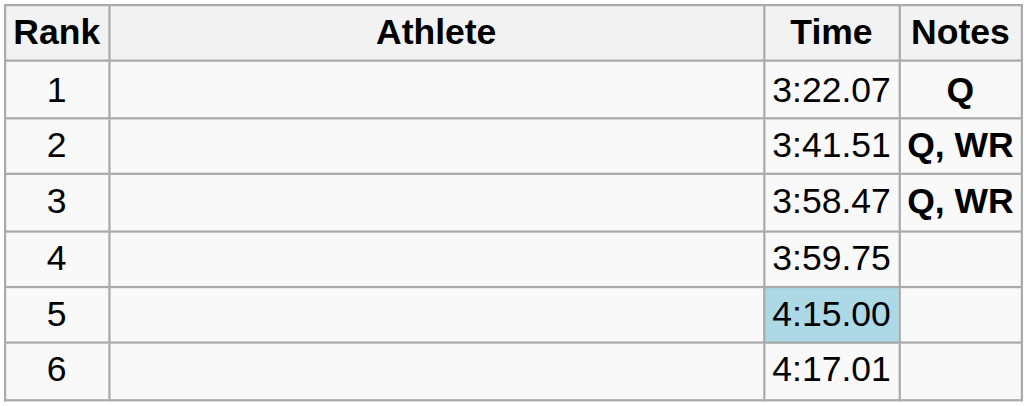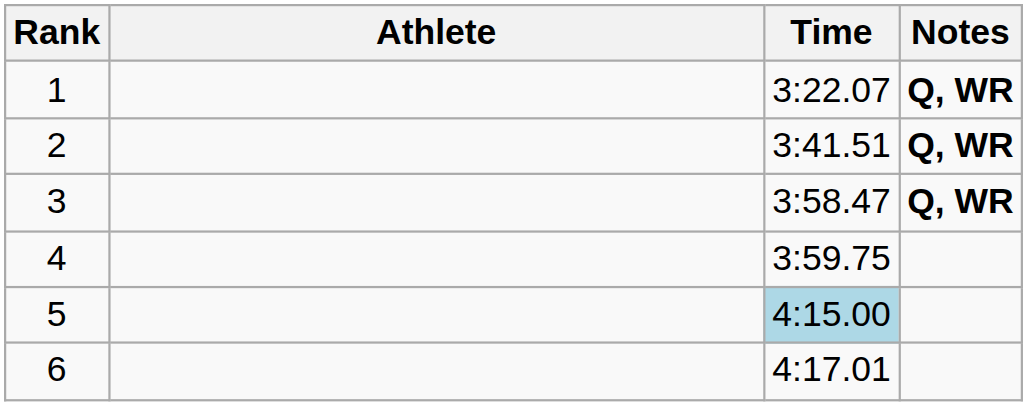(960, 88) Q -> (960, 88) Q, WR
